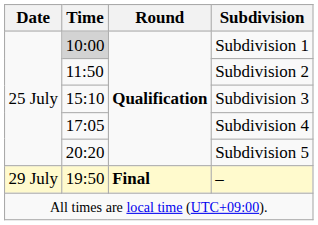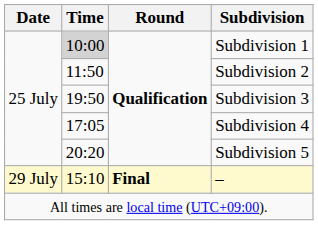(85, 98) 15:10 -> (85, 98) 19:50
(85, 179) 19:50 -> (85, 179) 15:10
